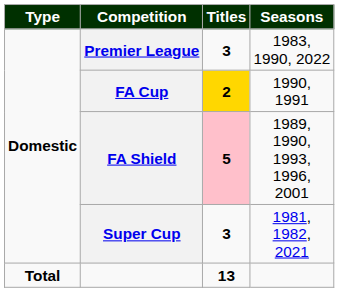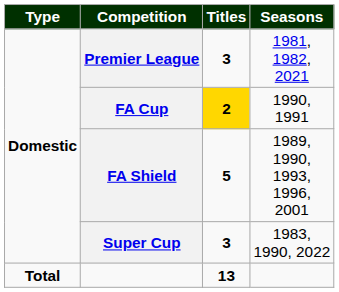(292, 50) 1983, 1990, 2022 -> (292, 58) 1981, 1982, 2021
(226, 158) pink background -> (226, 176) no background
(292, 234) 1981, 1982, 2021 -> (292, 243) 1983, 1990, 2022
